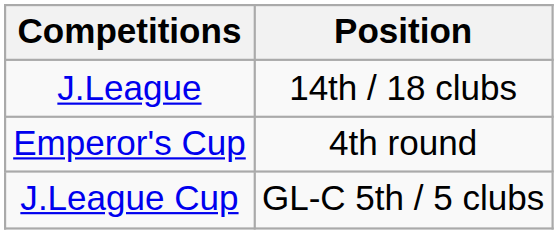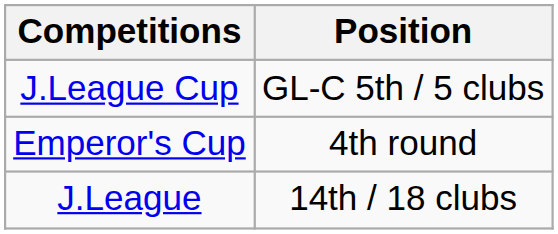rows swapped: (129, 87) <-> (129, 198)
